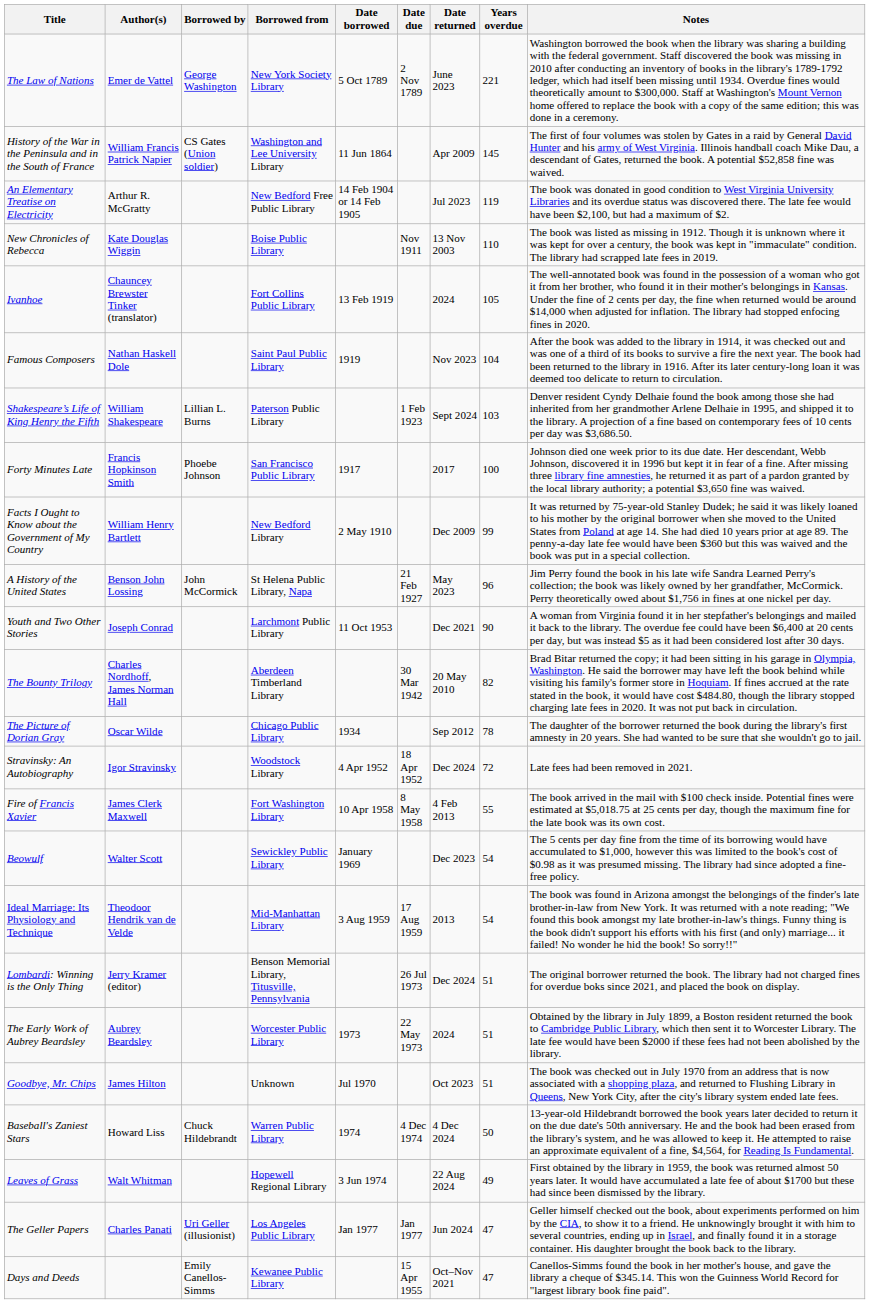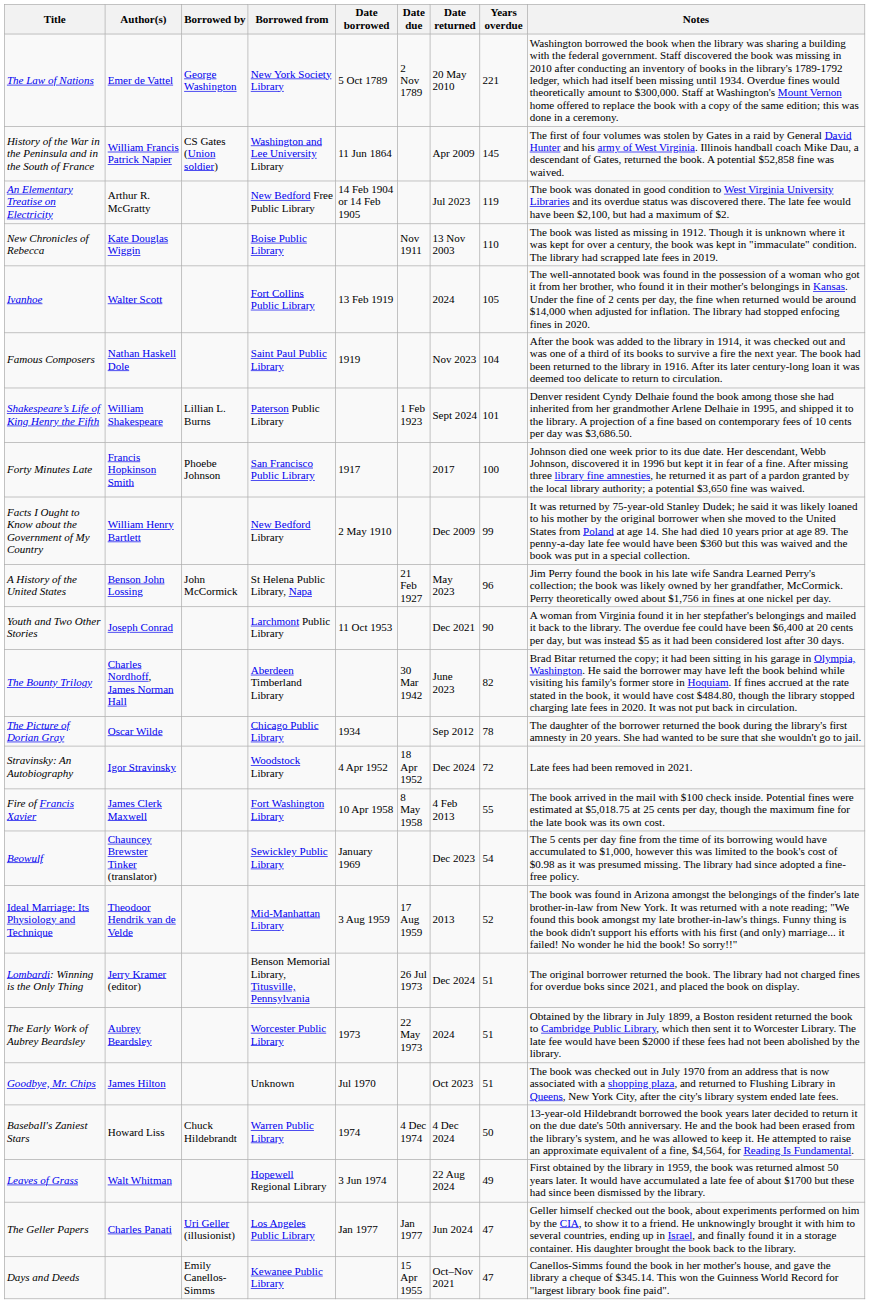(444, 80) June 2023 -> (449, 80) 20 May 2010
(132, 299) Chauncey Brewster Tinker (translator) -> (135, 299) Walter Scott
(491, 415) 103 -> (491, 415) 101
(449, 682) 20 May 2010 -> (444, 682) June 2023
(135, 858) Walter Scott -> (132, 858) Chauncey Brewster Tinker (translator)
(488, 919) 54 -> (488, 919) 52
